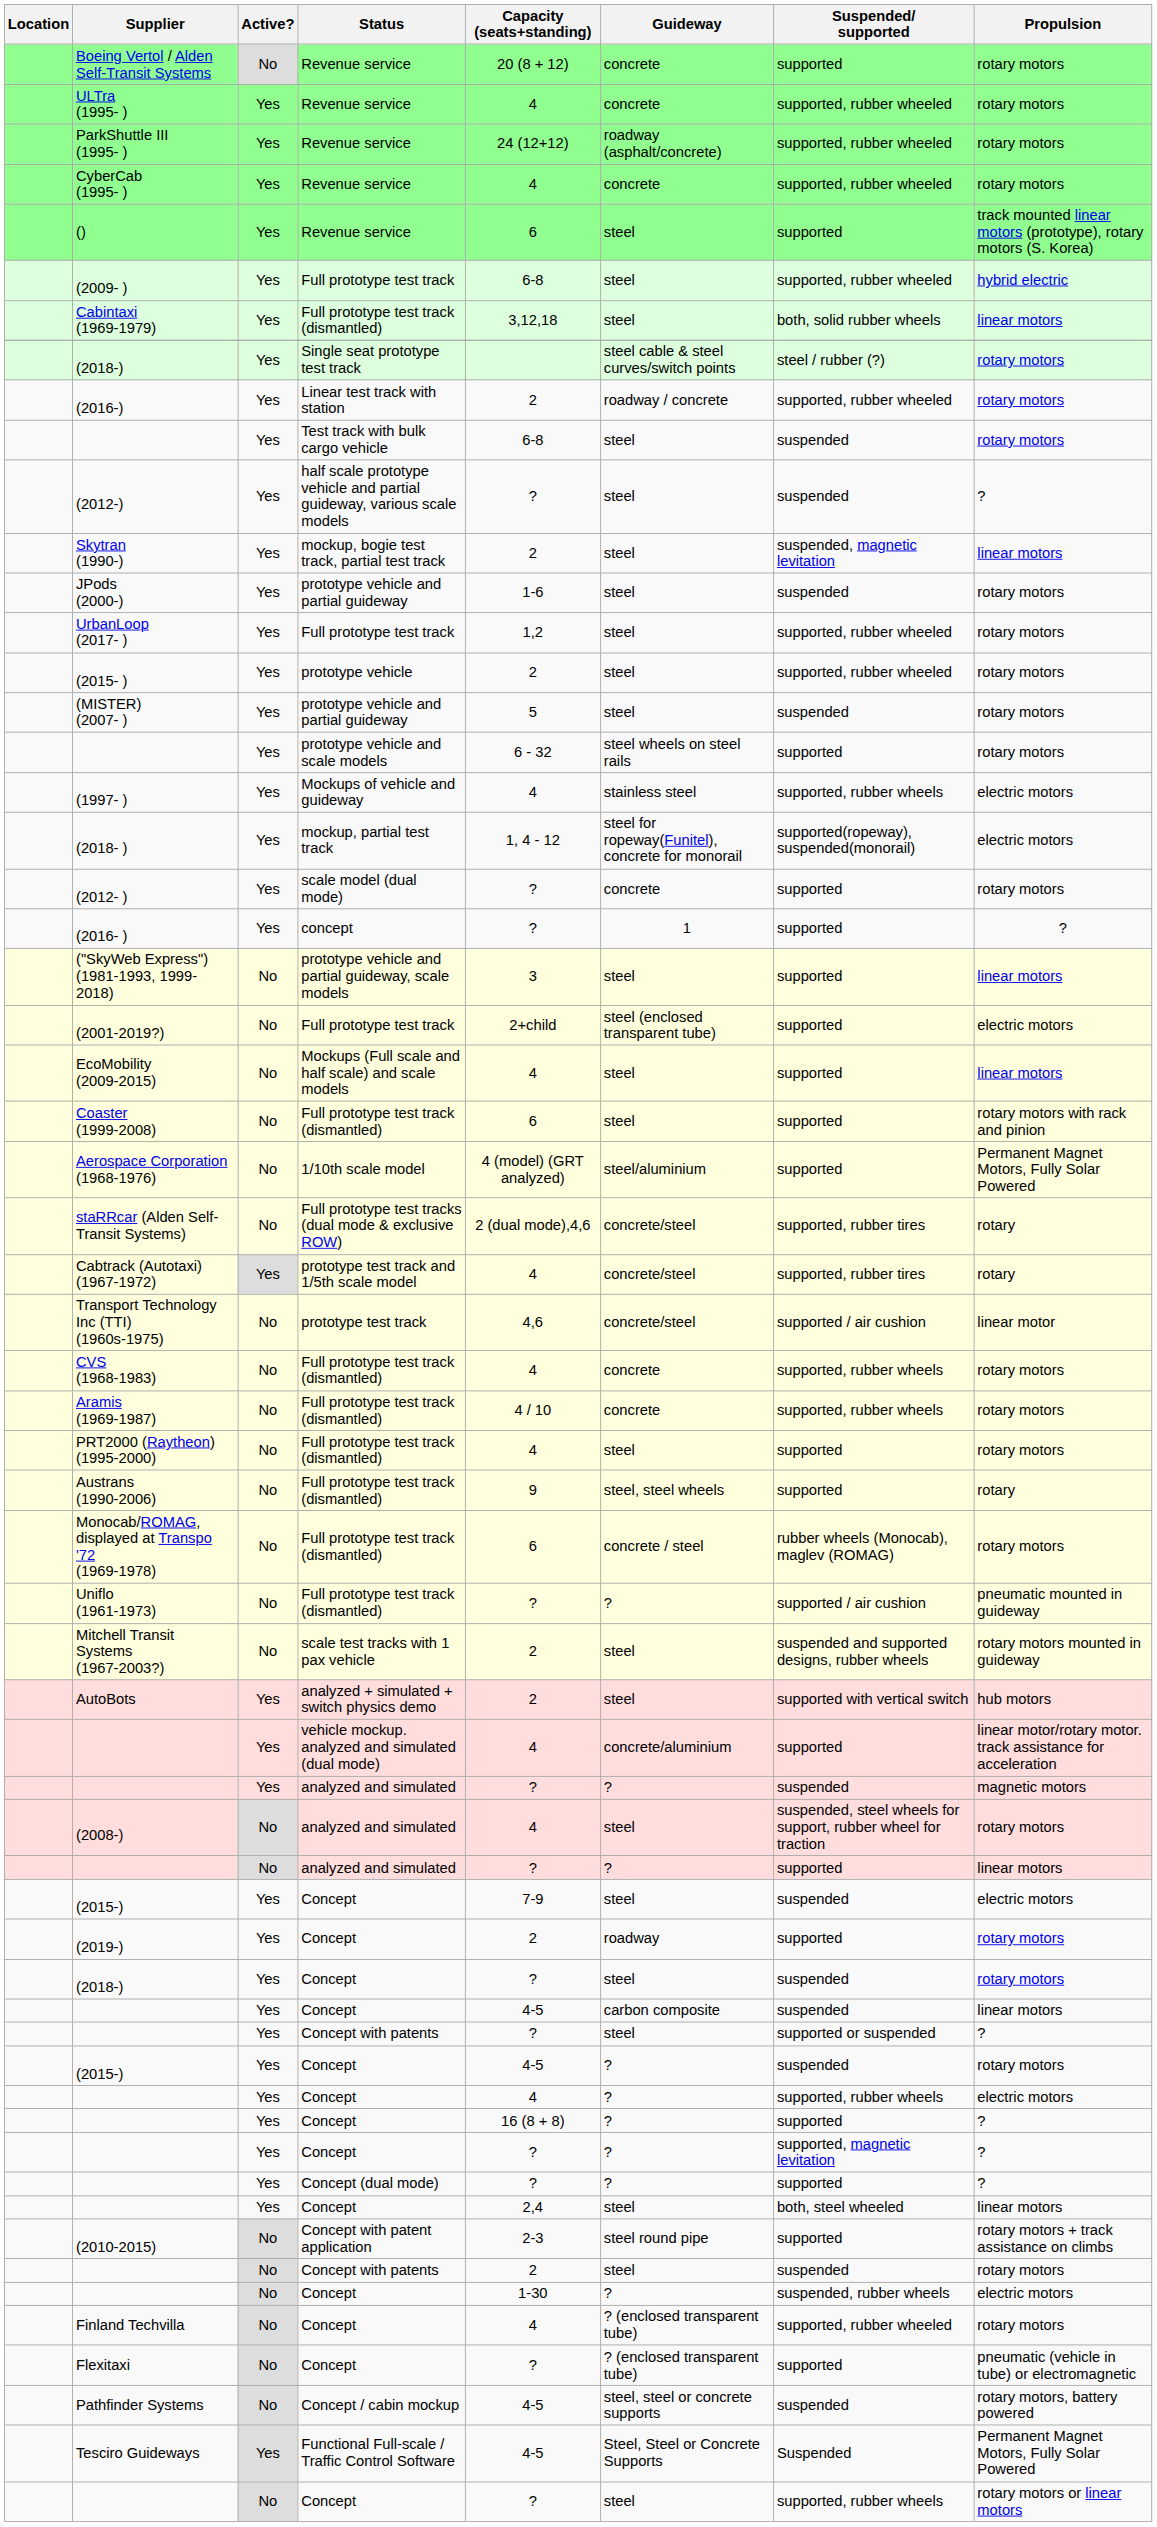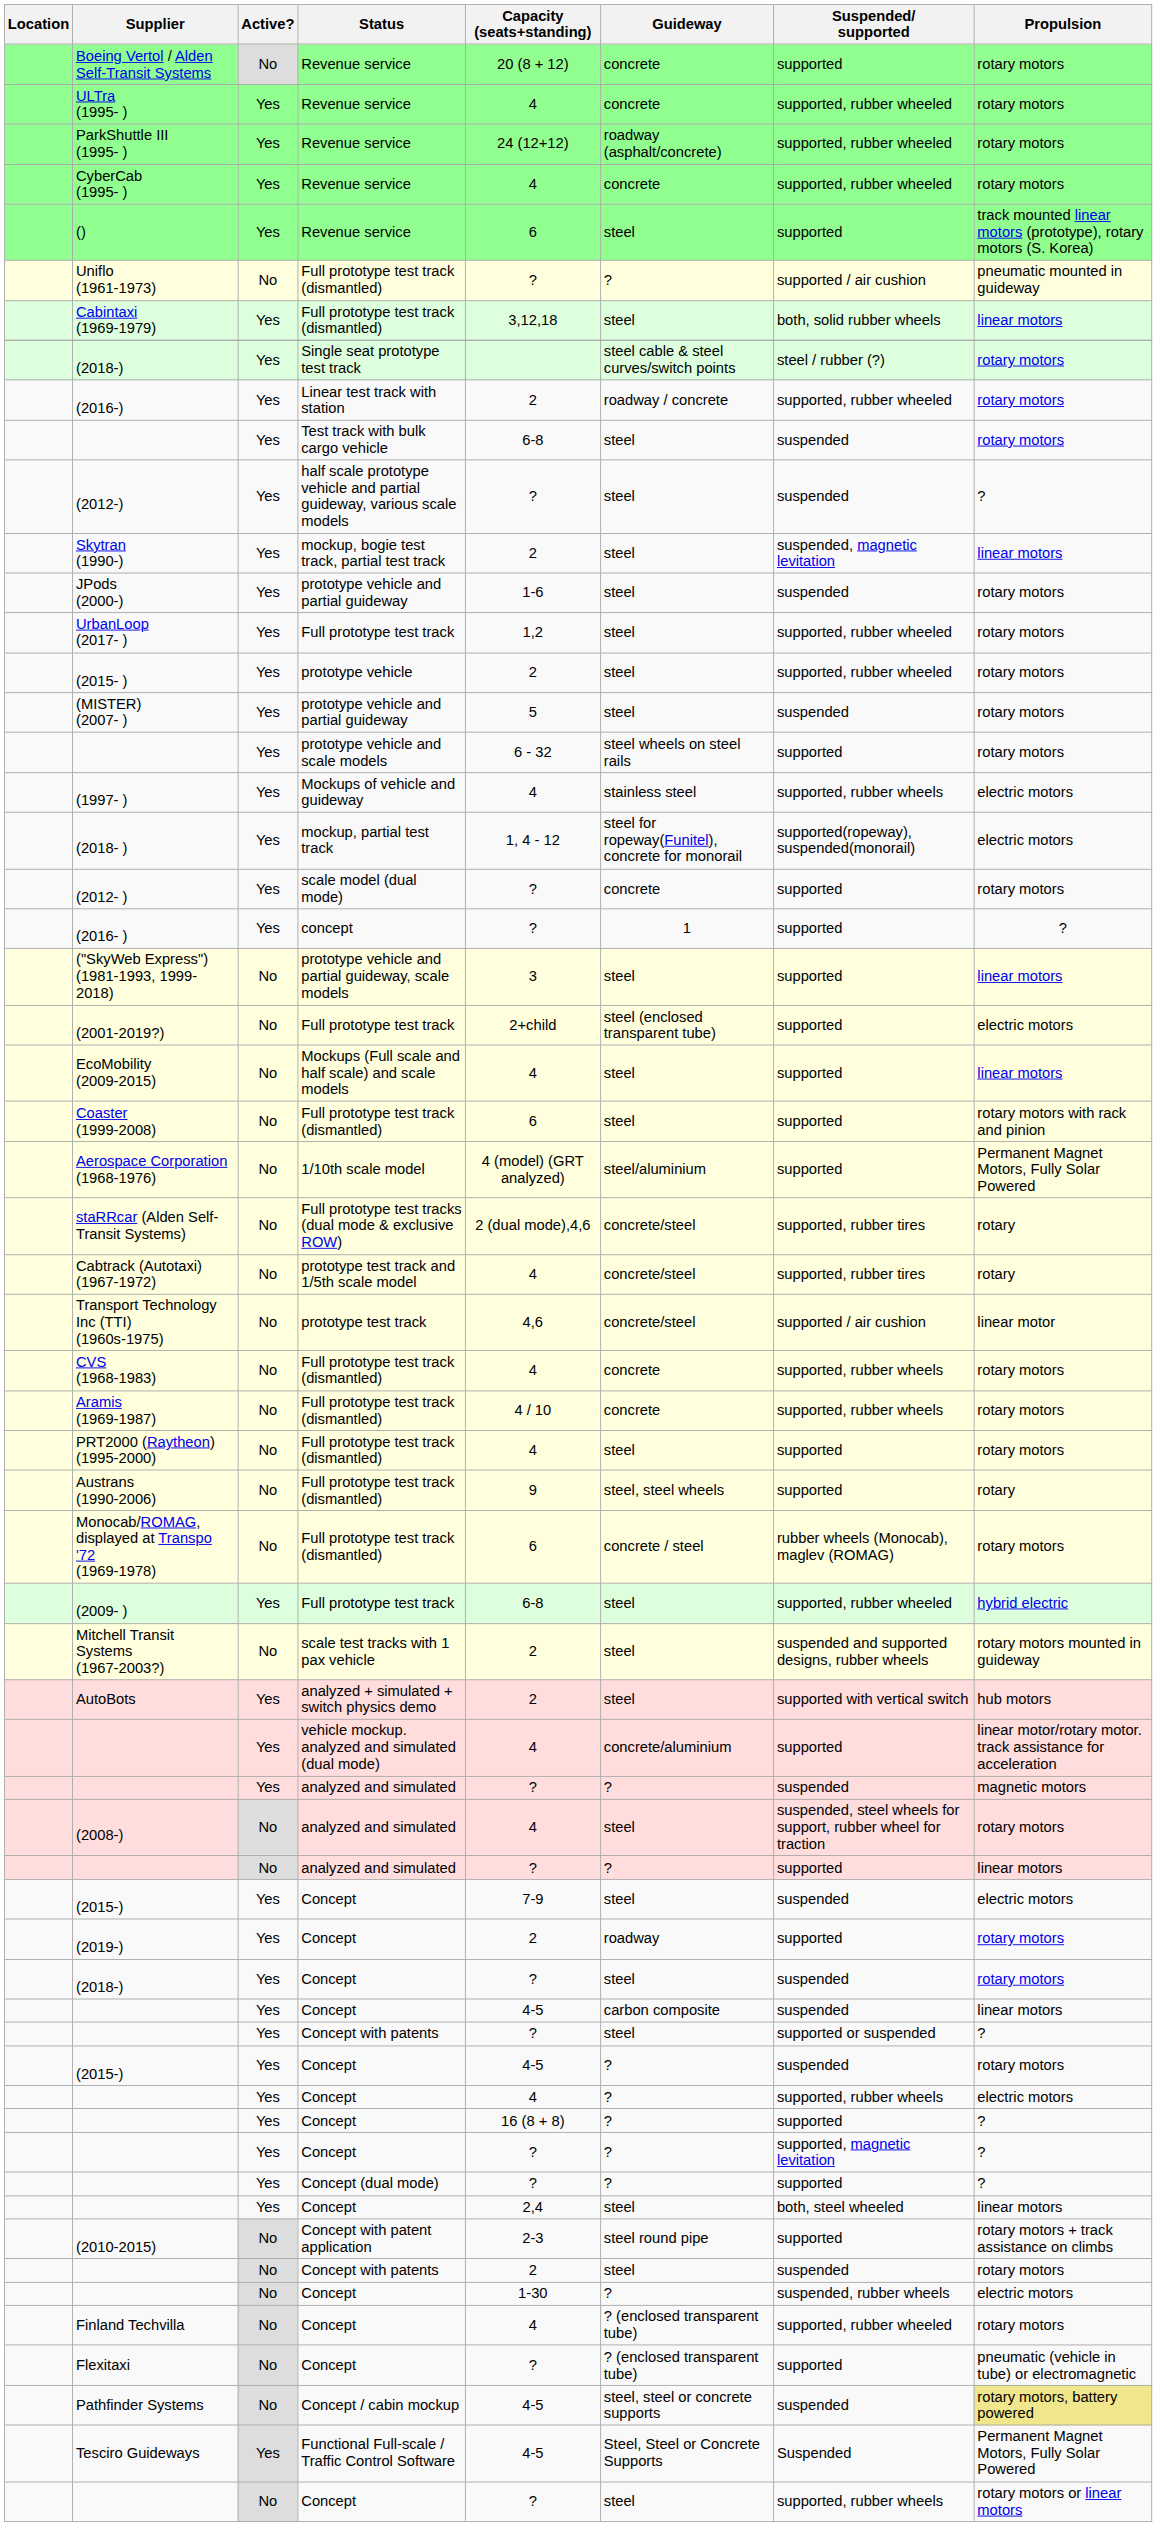rows swapped: (102, 288) <-> (116, 1603)
(268, 1274) Yes -> (268, 1274) No
(1047, 2405) no background -> (1047, 2405) khaki background
